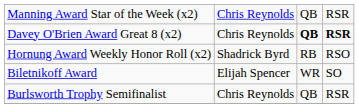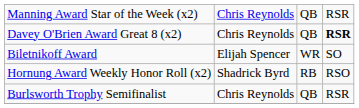(309, 34) bold -> (309, 34) normal
rows swapped: (109, 53) <-> (52, 73)
